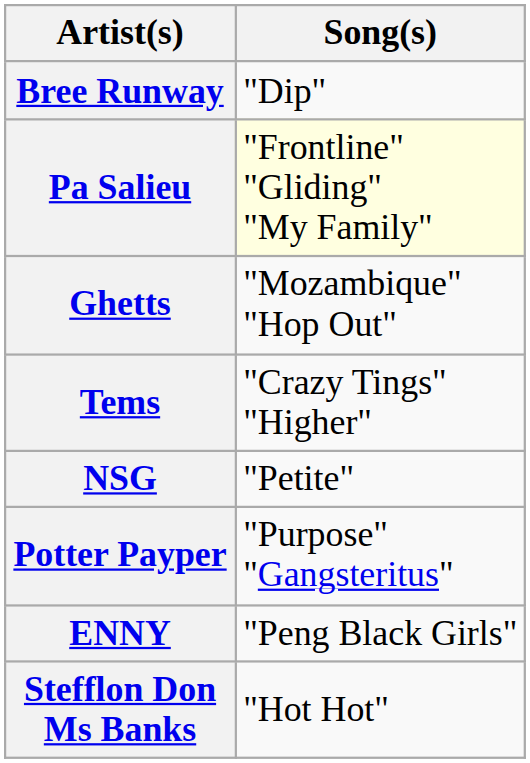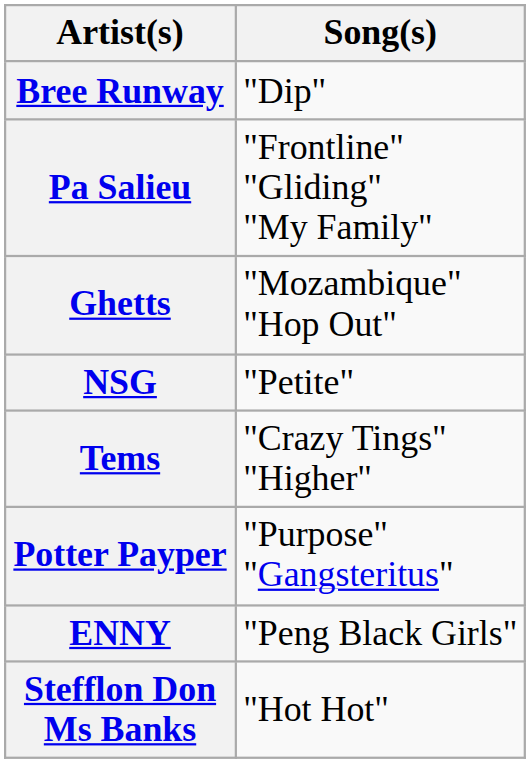(338, 186) lightyellow background -> (338, 186) no background
rows swapped: (120, 401) <-> (120, 478)
